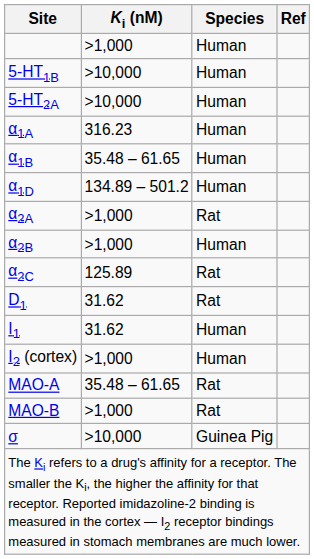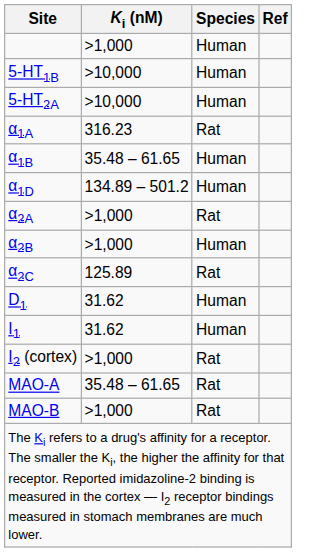(221, 130) Human -> (208, 130) Rat
(208, 301) Rat -> (221, 301) Human
(221, 358) Human -> (208, 358) Rat
- row: (13, 436)
